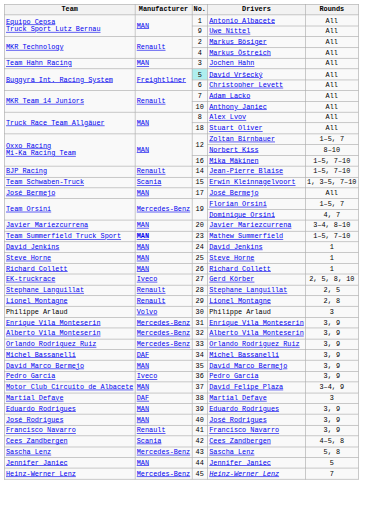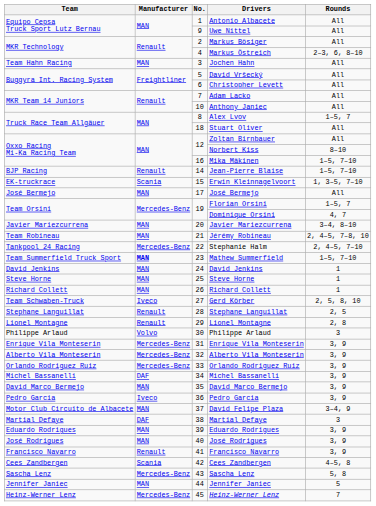(332, 53) All -> (338, 53) 2–3, 6, 8–10
(200, 75) paleturquoise background -> (200, 75) no background
(332, 118) All -> (338, 118) 1–5, 7
(332, 139) 1–5, 7 -> (338, 139) All
(45, 182) Team Schwaben-Truck -> (31, 182) EK-truckrace
+ row: (240, 236)
+ row: (238, 247)
(31, 280) EK-truckrace -> (45, 301) Team Schwaben-Truck
